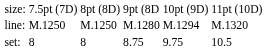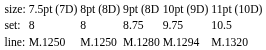rows swapped: (12, 42) <-> (15, 25)
